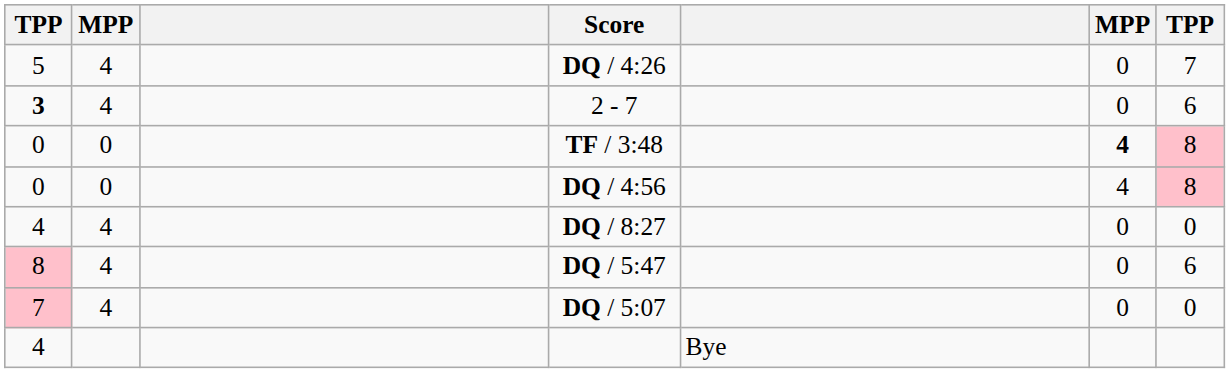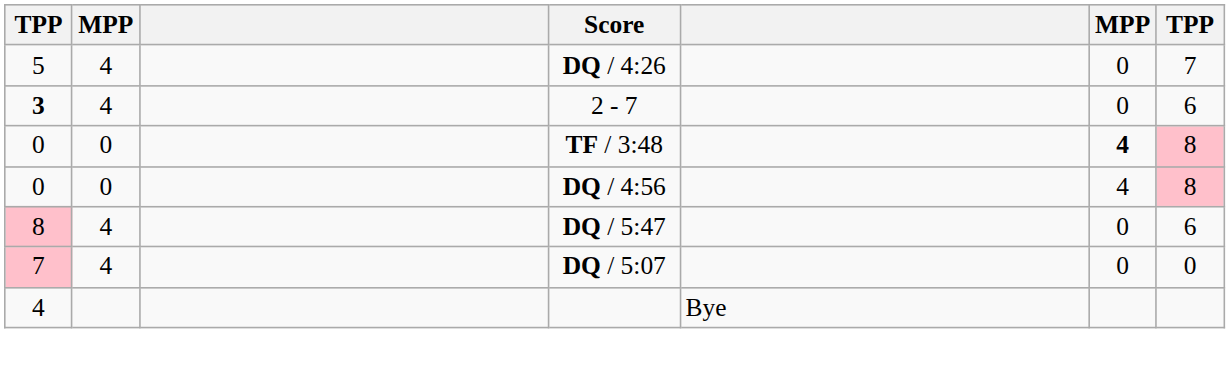- row: (614, 226)
